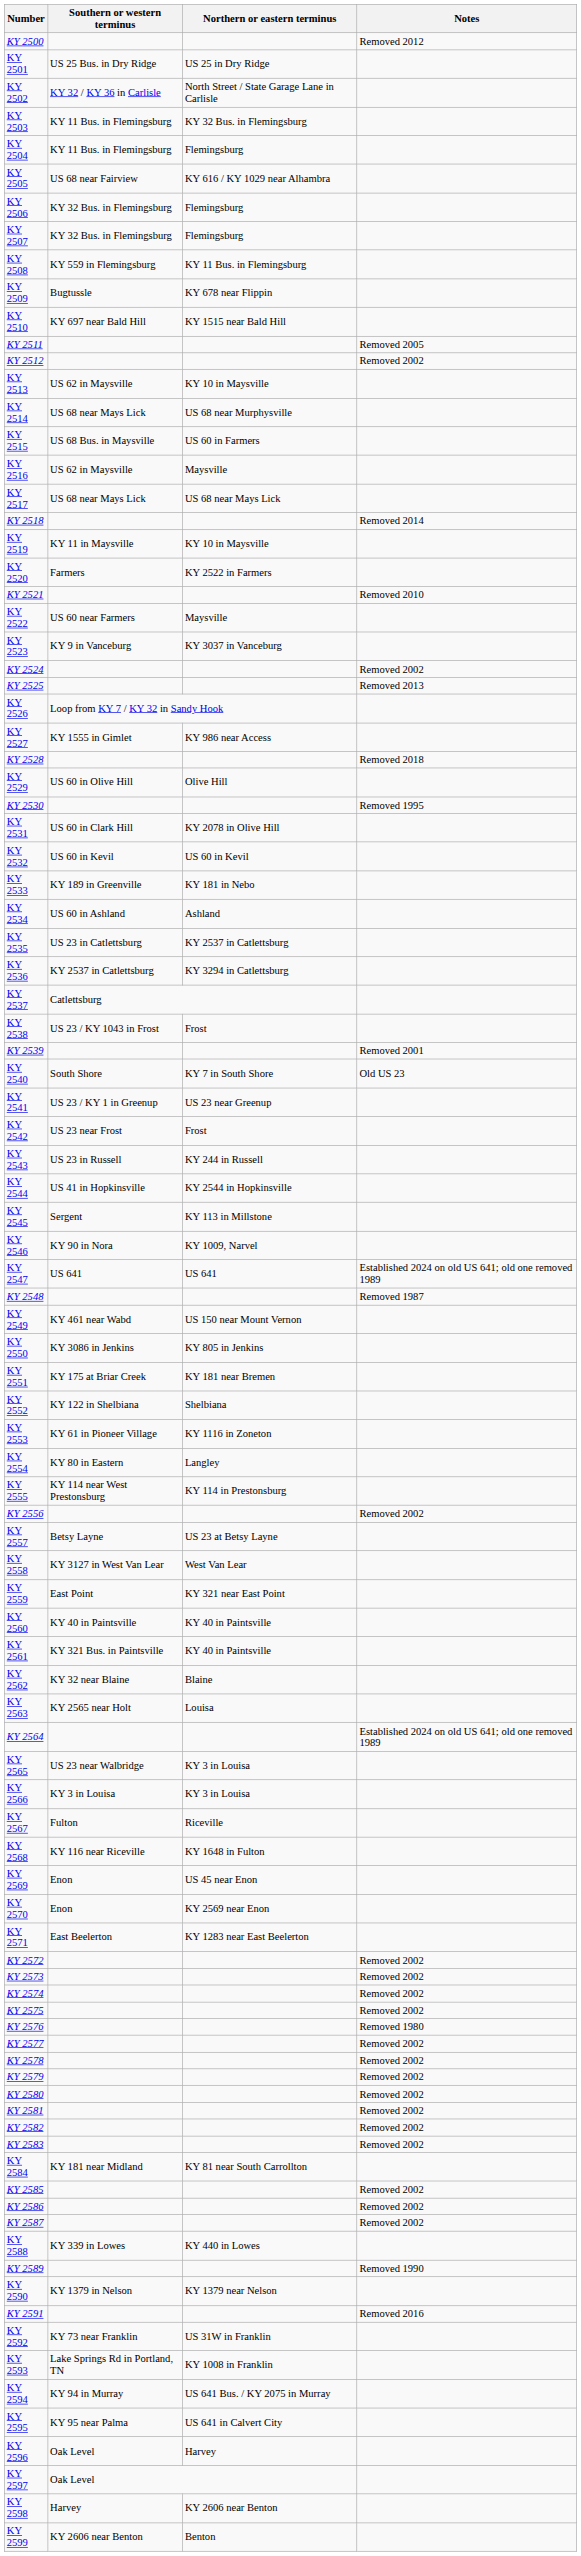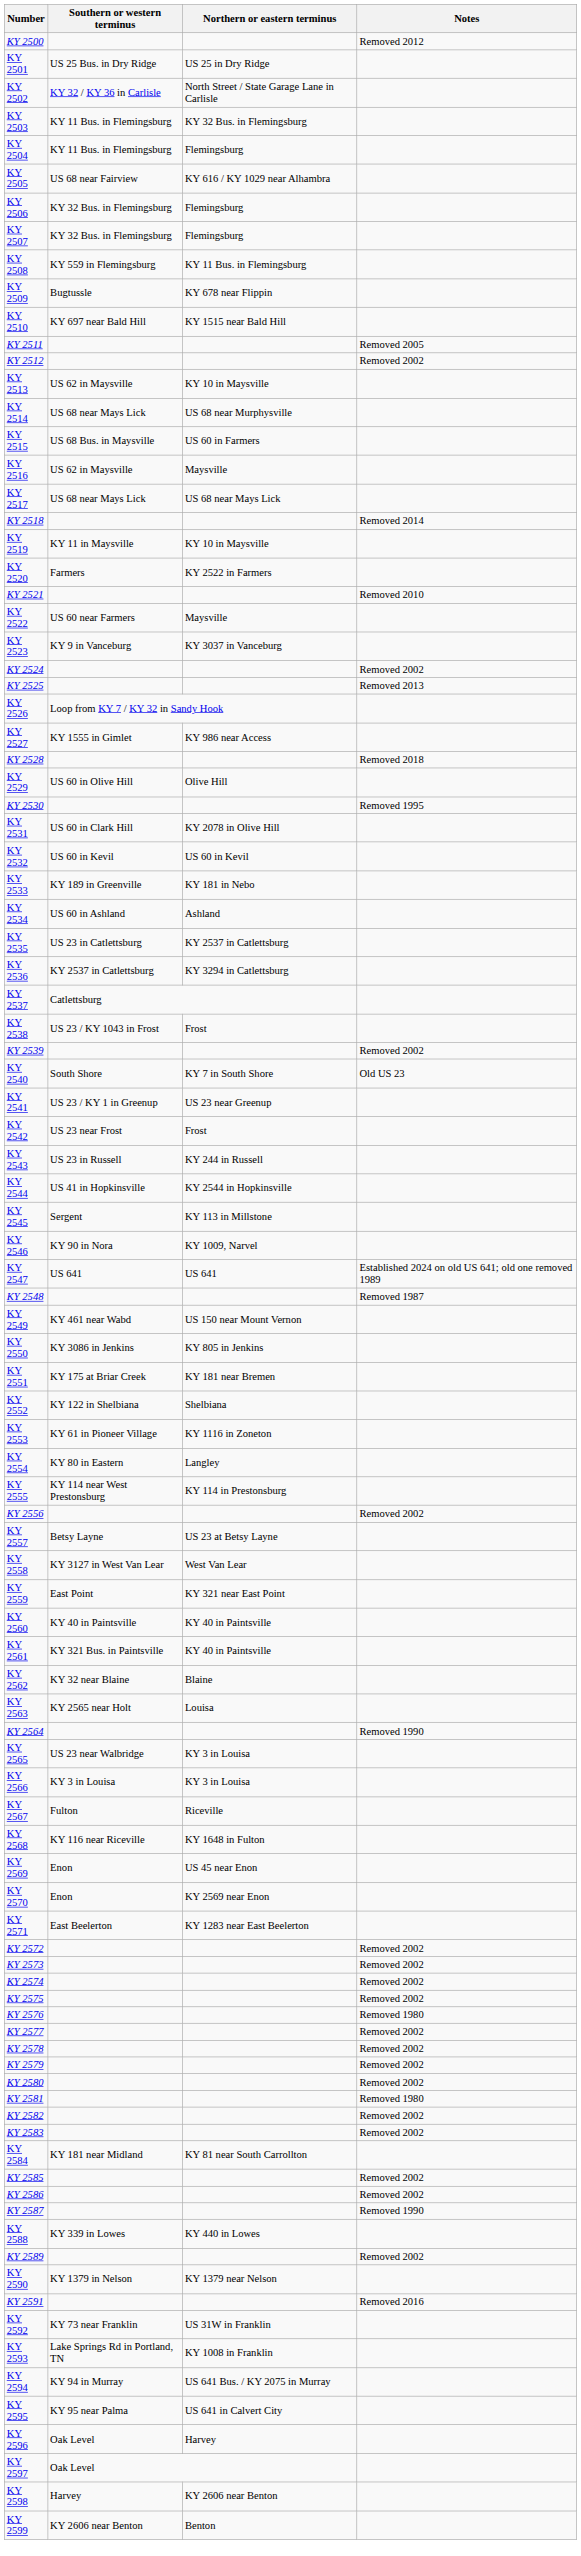(392, 1051) Removed 2001 -> (392, 1051) Removed 2002
(466, 1737) Established 2024 on old US 641; old one removed 1989 -> (392, 1731) Removed 1990
(392, 2110) Removed 2002 -> (392, 2098) Removed 1980
(392, 2223) Removed 2002 -> (392, 2211) Removed 1990
(392, 2268) Removed 1990 -> (392, 2256) Removed 2002
